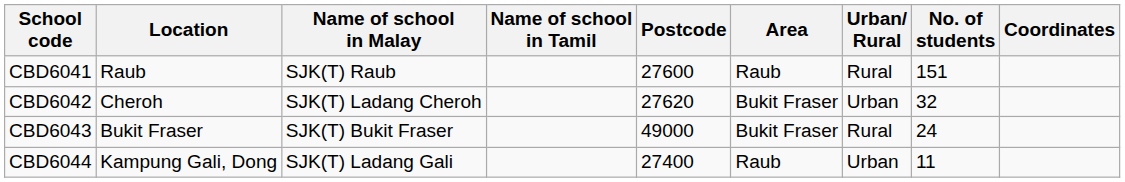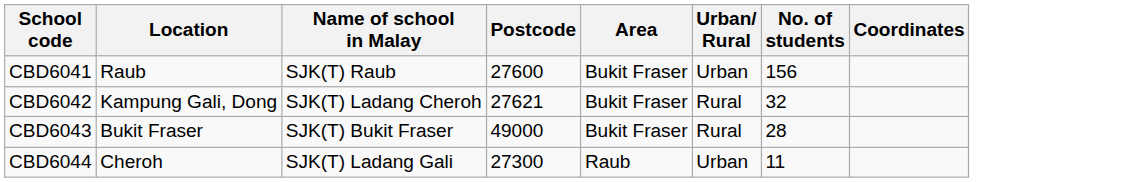- column: (561, 30)
(758, 71) Raub -> (636, 71) Bukit Fraser
(870, 71) Rural -> (722, 71) Urban
(932, 71) 151 -> (781, 71) 156
(132, 101) Cheroh -> (189, 101) Kampung Gali, Dong
(667, 101) 27620 -> (517, 101) 27621
(873, 101) Urban -> (719, 101) Rural
(927, 131) 24 -> (776, 131) 28
(189, 161) Kampung Gali, Dong -> (132, 161) Cheroh
(667, 161) 27400 -> (517, 161) 27300
